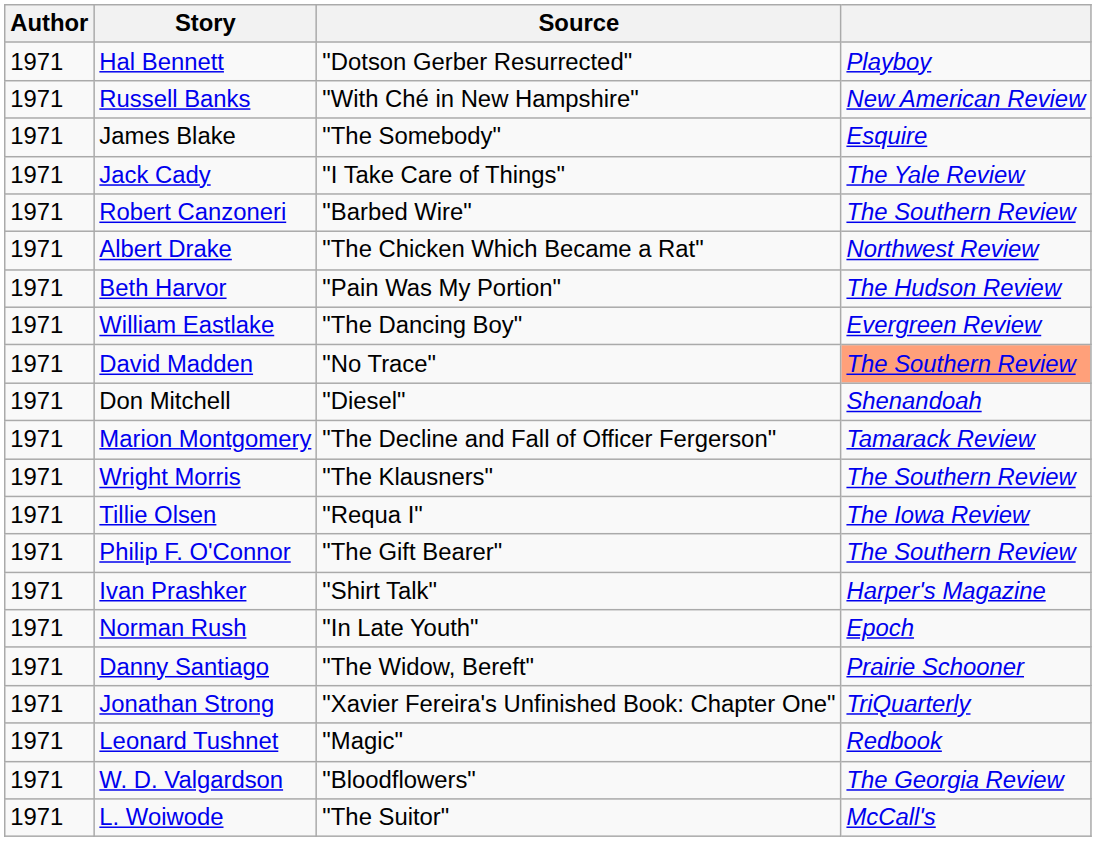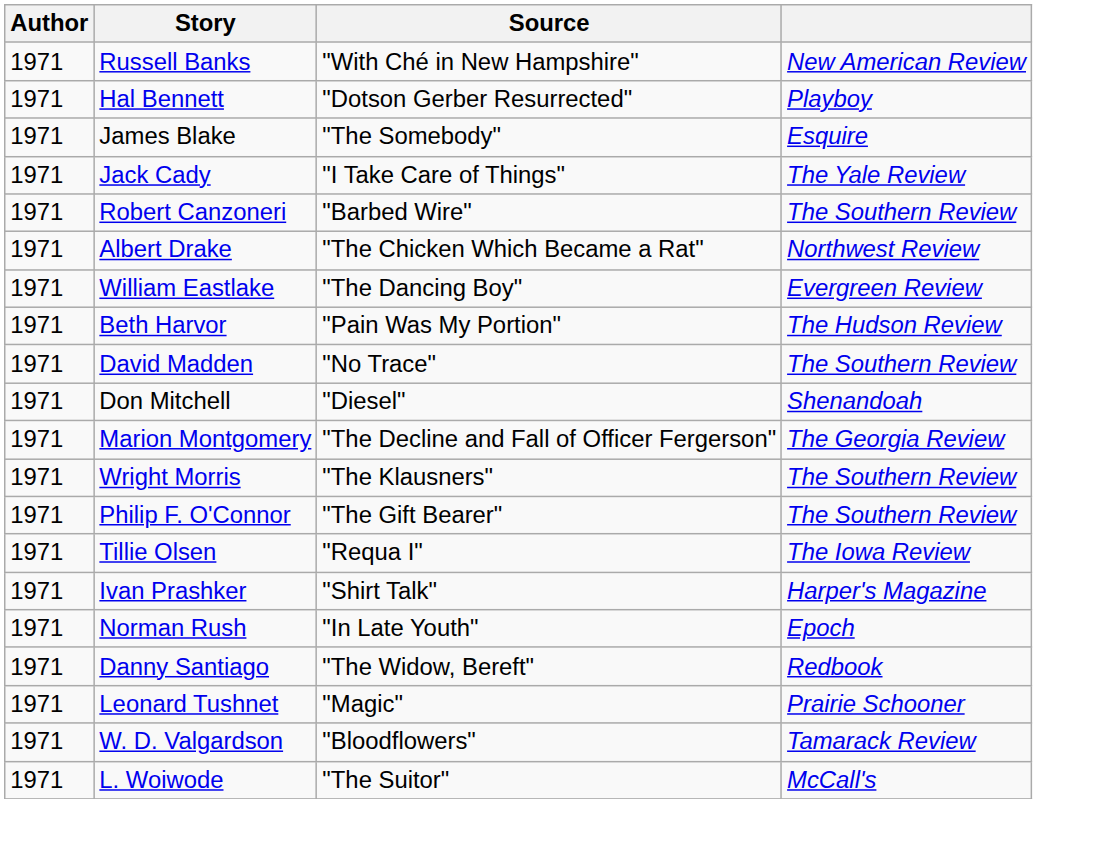rows swapped: (175, 99) <-> (162, 61)
rows swapped: (187, 325) <-> (163, 288)
(961, 363) lightsalmon background -> (902, 363) no background
(941, 439) Tamarack Review -> (896, 439) The Georgia Review
rows swapped: (195, 552) <-> (158, 514)
(935, 666) Prairie Schooner -> (835, 666) Redbook
- row: (187, 703)
(894, 741) Redbook -> (876, 703) Prairie Schooner
(955, 779) The Georgia Review -> (881, 741) Tamarack Review
